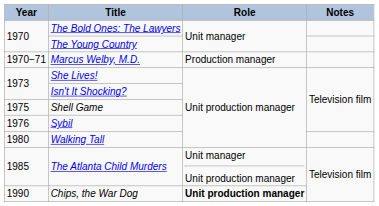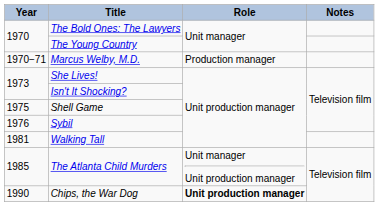(18, 140) 1980 -> (18, 140) 1981
